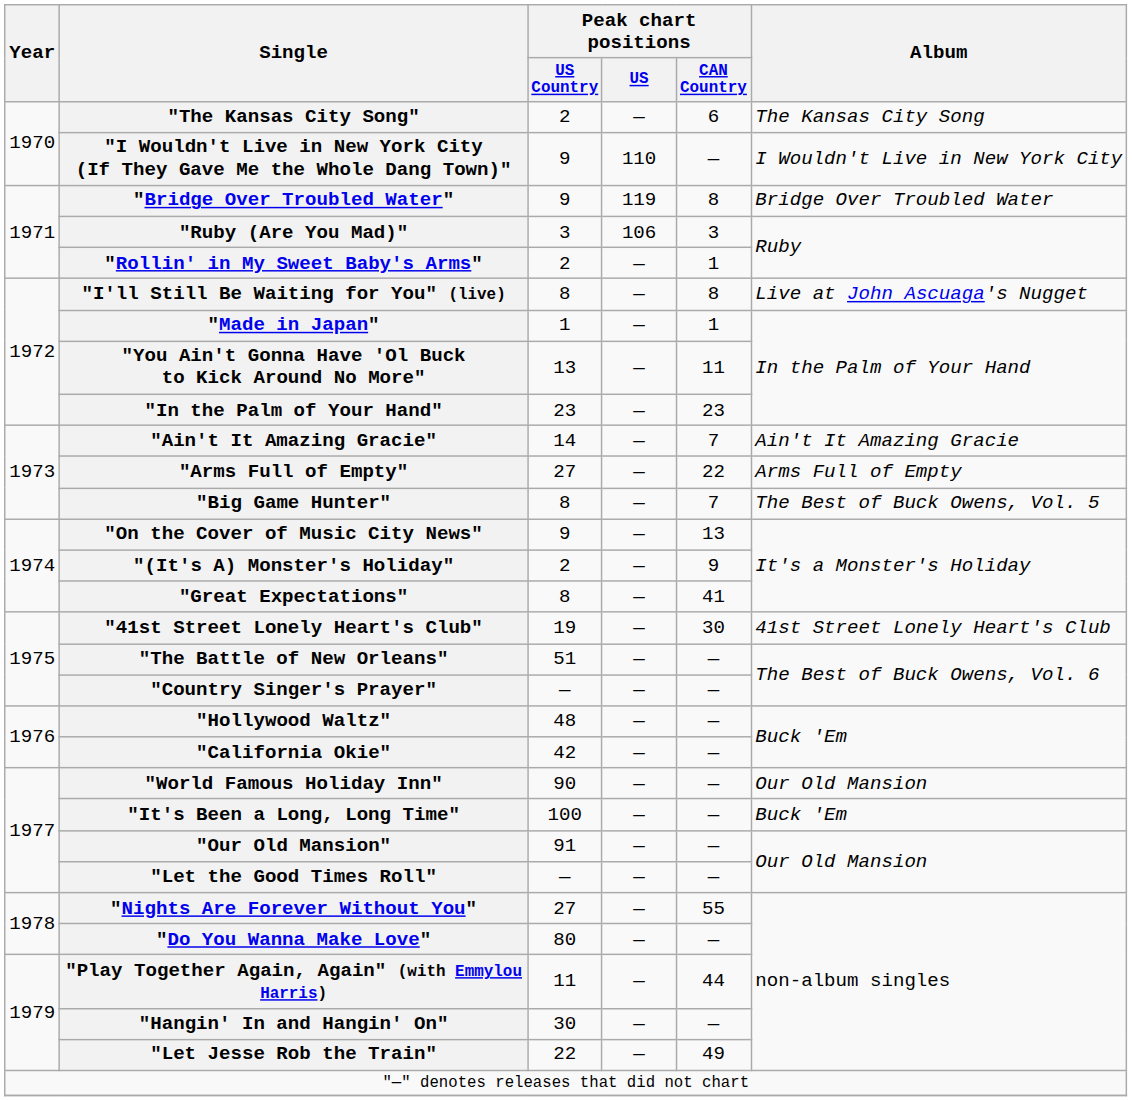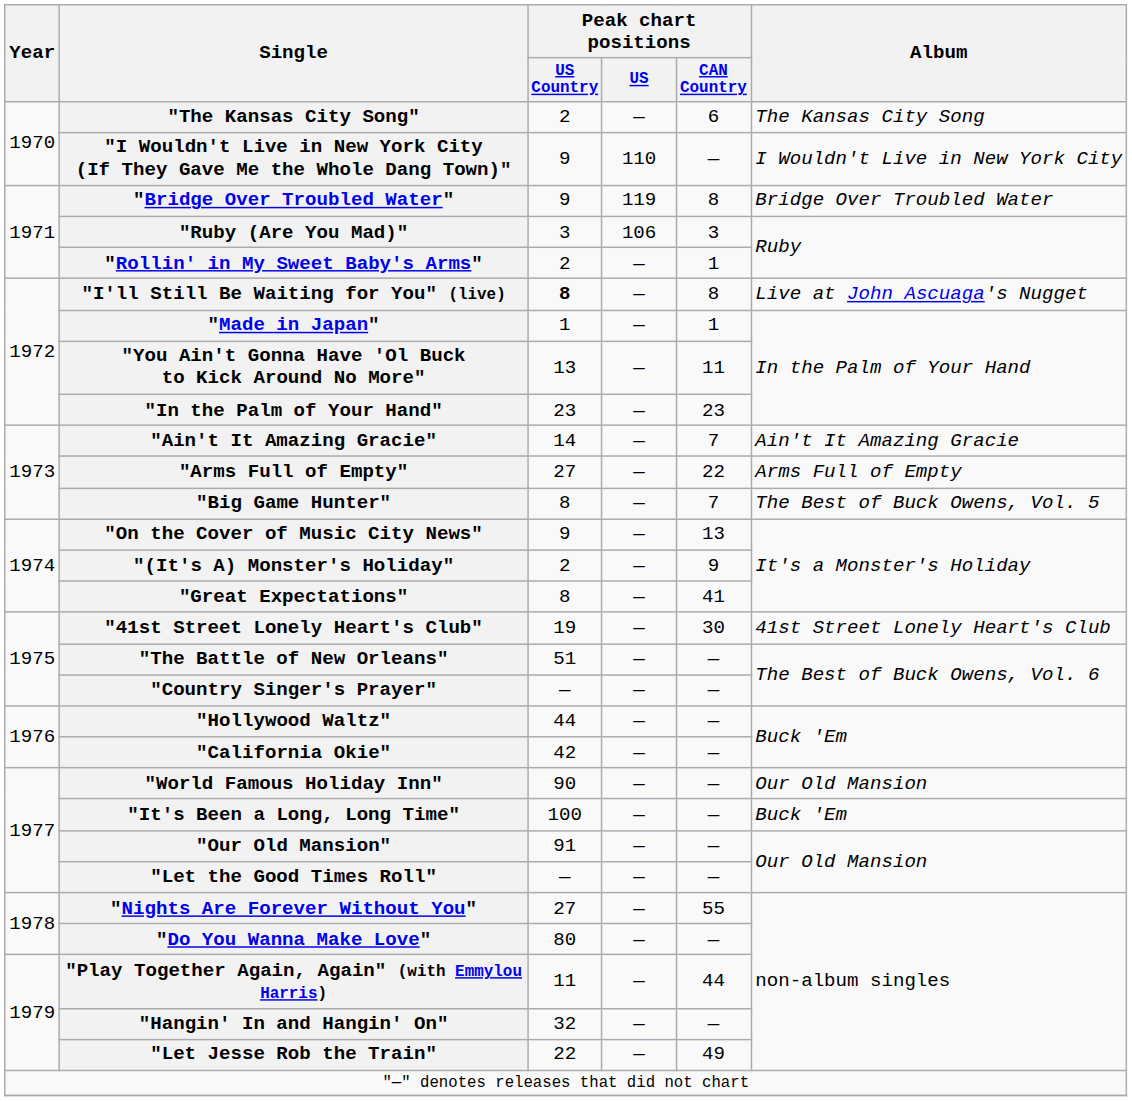(565, 294) normal -> (565, 294) bold
(565, 721) 48 -> (565, 721) 44
(565, 1024) 30 -> (565, 1024) 32
